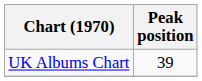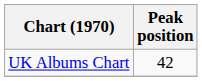(165, 62) 39 -> (165, 62) 42
